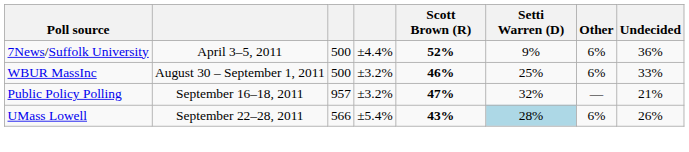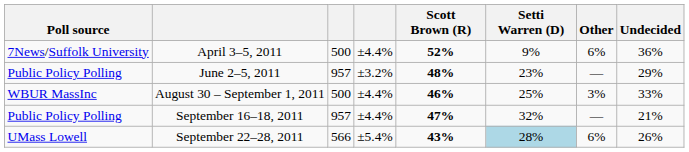+ row: (240, 72)
(375, 72) ±3.2% -> (375, 94) ±4.4%
(596, 72) 6% -> (596, 94) 3%
(375, 94) ±3.2% -> (375, 115) ±4.4%
